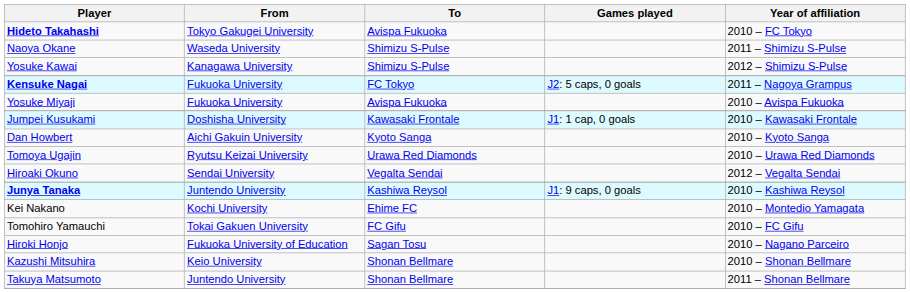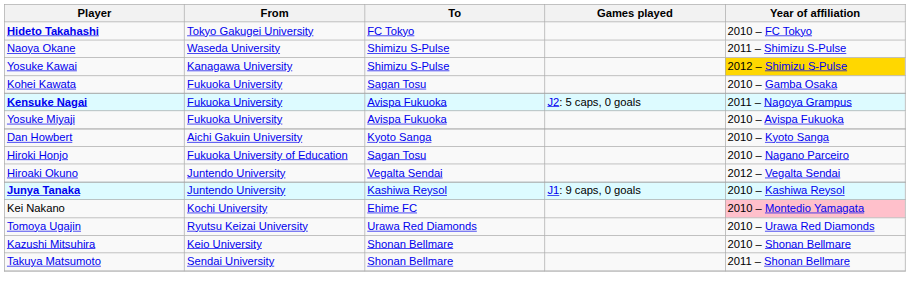(407, 31) Avispa Fukuoka -> (391, 31) FC Tokyo
(787, 66) no background -> (787, 66) gold background
+ row: (41, 84)
(391, 84) FC Tokyo -> (407, 102) Avispa Fukuoka
- row: (51, 119)
rows swapped: (37, 244) <-> (44, 155)
(231, 173) Sendai University -> (236, 173) Juntendo University
(796, 208) no background -> (796, 208) pink background
- row: (56, 226)
(236, 279) Juntendo University -> (231, 262) Sendai University
